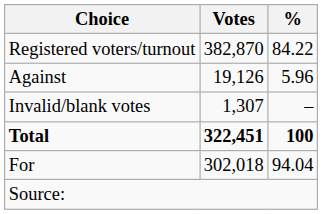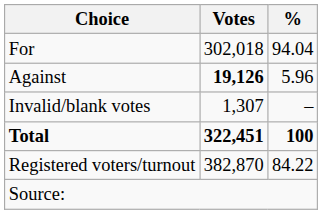rows swapped: (22, 164) <-> (102, 48)
(238, 77) normal -> (238, 77) bold
